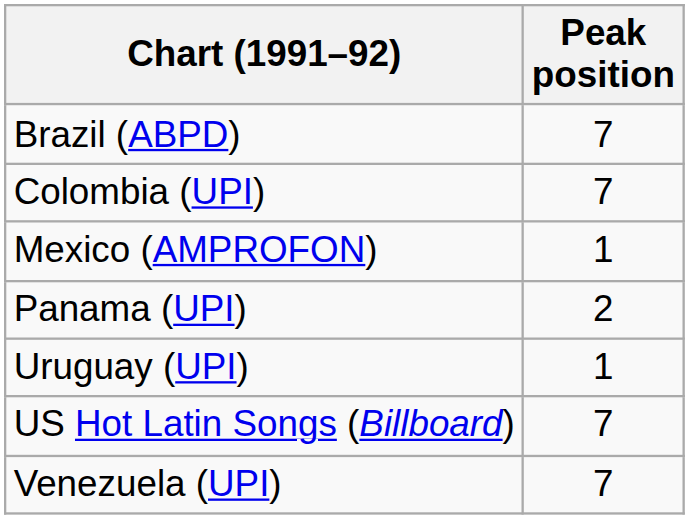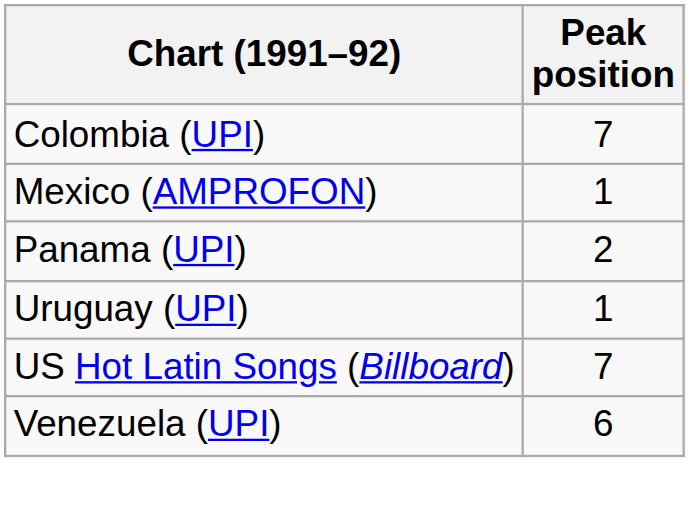- row: (127, 133)
(603, 483) 7 -> (603, 425) 6
